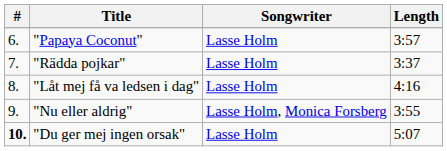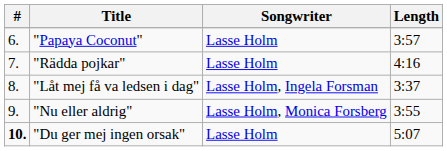(407, 63) 3:37 -> (407, 63) 4:16
(242, 87) Lasse Holm -> (292, 87) Lasse Holm, Ingela Forsman
(407, 87) 4:16 -> (407, 87) 3:37
